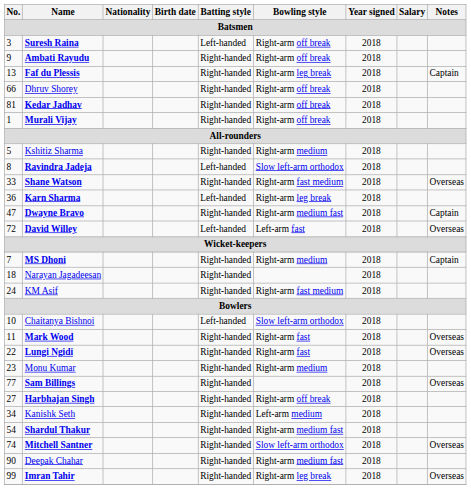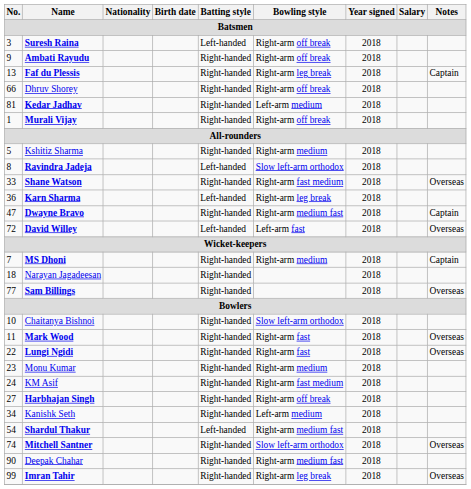(293, 104) Right-arm off break -> (289, 104) Left-arm medium
rows swapped: (50, 383) <-> (41, 290)
(223, 321) Left-handed -> (226, 321) Right-handed
(226, 429) Right-handed -> (223, 429) Left-handed
